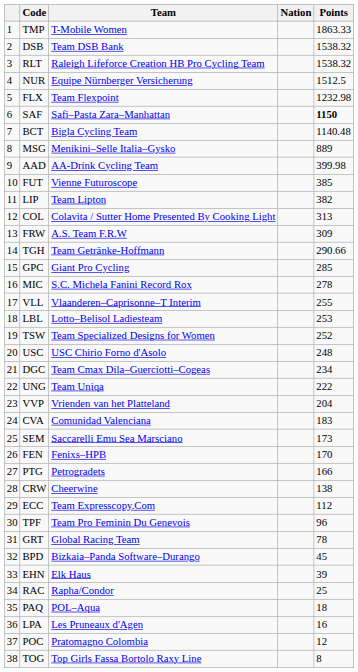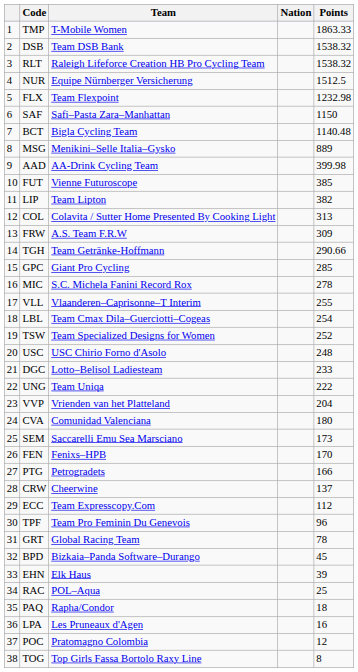(327, 115) bold -> (327, 115) normal
(107, 319) Lotto–Belisol Ladiesteam -> (131, 319) Team Cmax Dila–Guerciotti–Cogeas
(324, 319) 253 -> (324, 319) 254
(131, 370) Team Cmax Dila–Guerciotti–Cogeas -> (107, 370) Lotto–Belisol Ladiesteam
(324, 370) 234 -> (324, 370) 233
(324, 421) 183 -> (324, 421) 180
(324, 489) 138 -> (324, 489) 137
(82, 591) Rapha/Condor -> (76, 591) POL–Aqua
(76, 608) POL–Aqua -> (82, 608) Rapha/Condor
